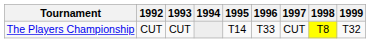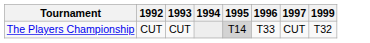- column: (323, 13)
(237, 30) no background -> (237, 30) lightgrey background
